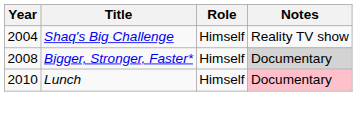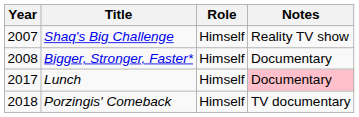(23, 36) 2004 -> (23, 36) 2007
(291, 58) lightgrey background -> (291, 58) no background
(23, 79) 2010 -> (23, 79) 2017
+ row: (108, 101)
